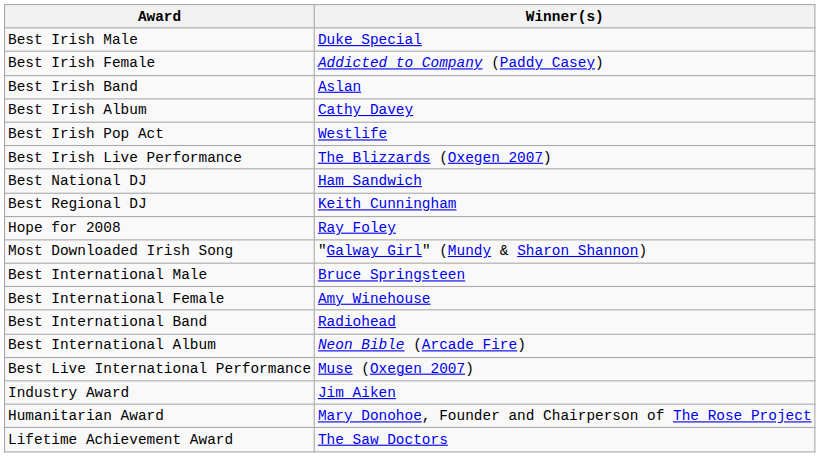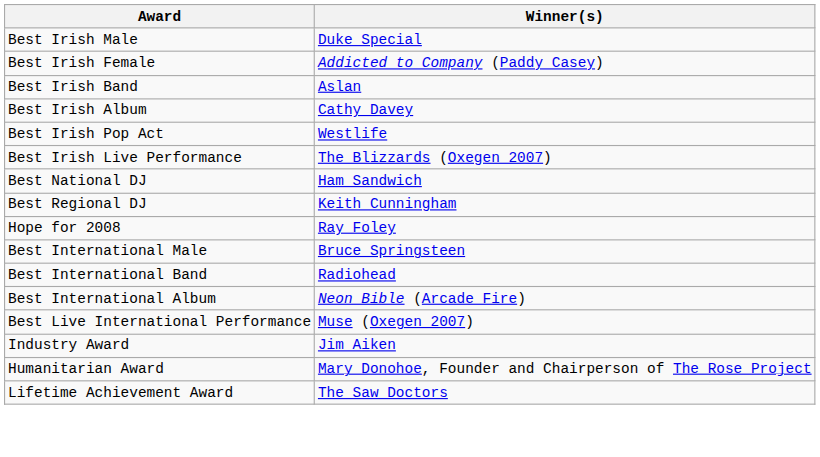- row: (121, 251)
- row: (116, 299)
